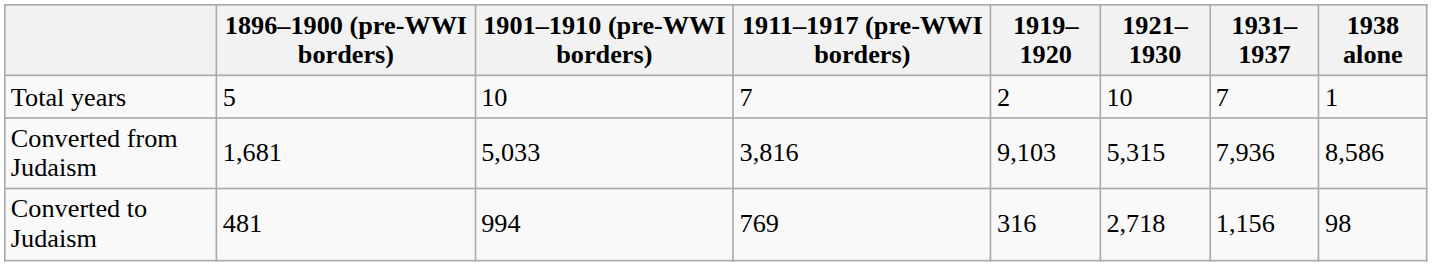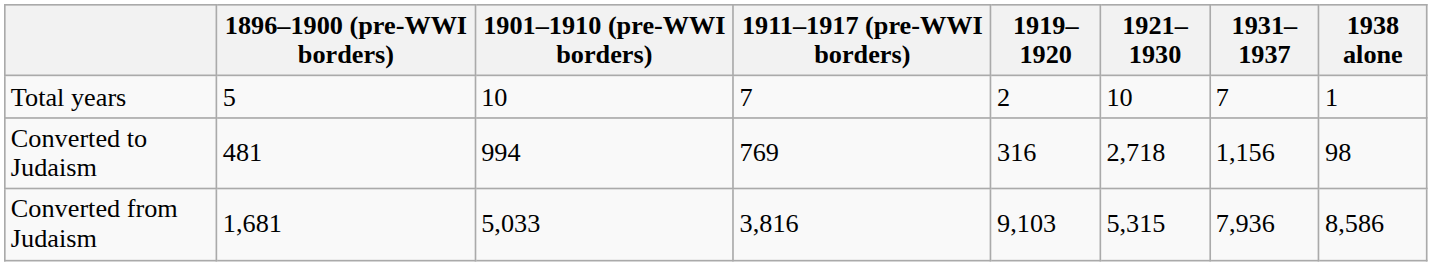rows swapped: (94, 152) <-> (79, 223)
